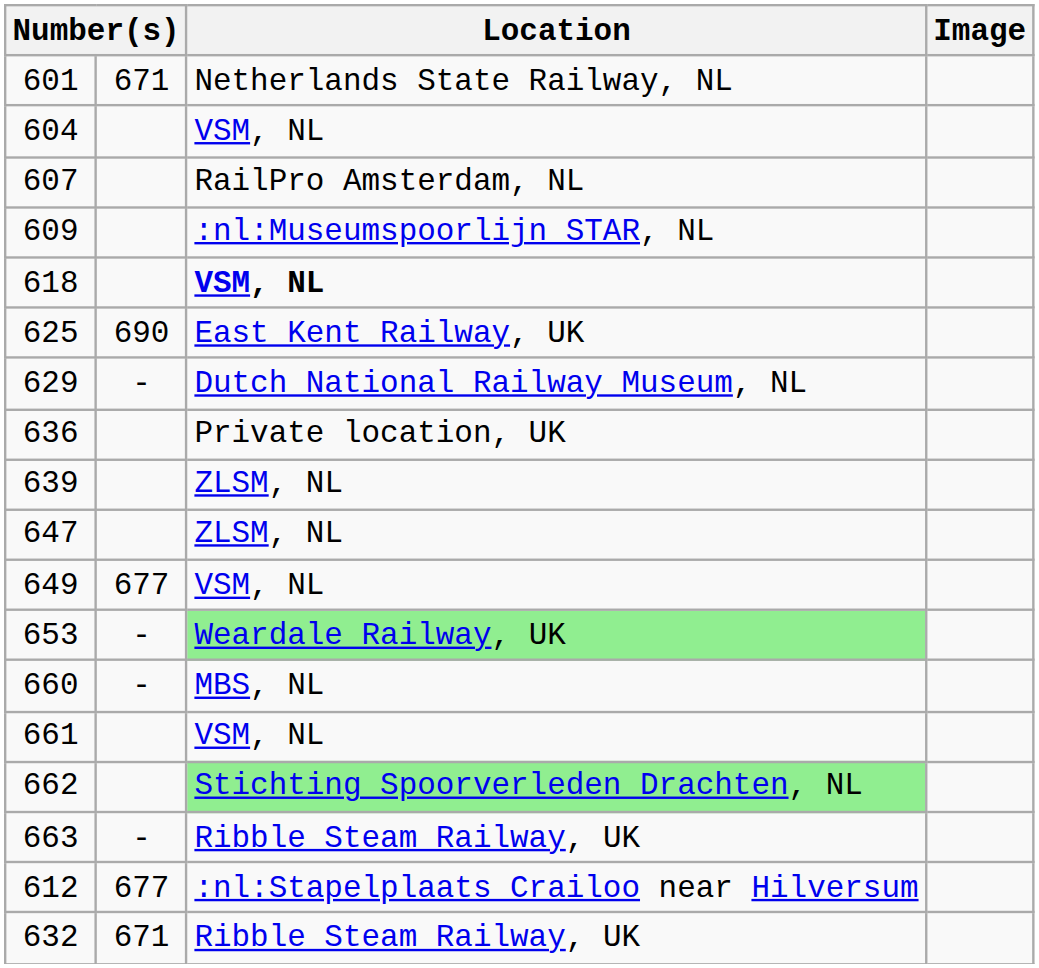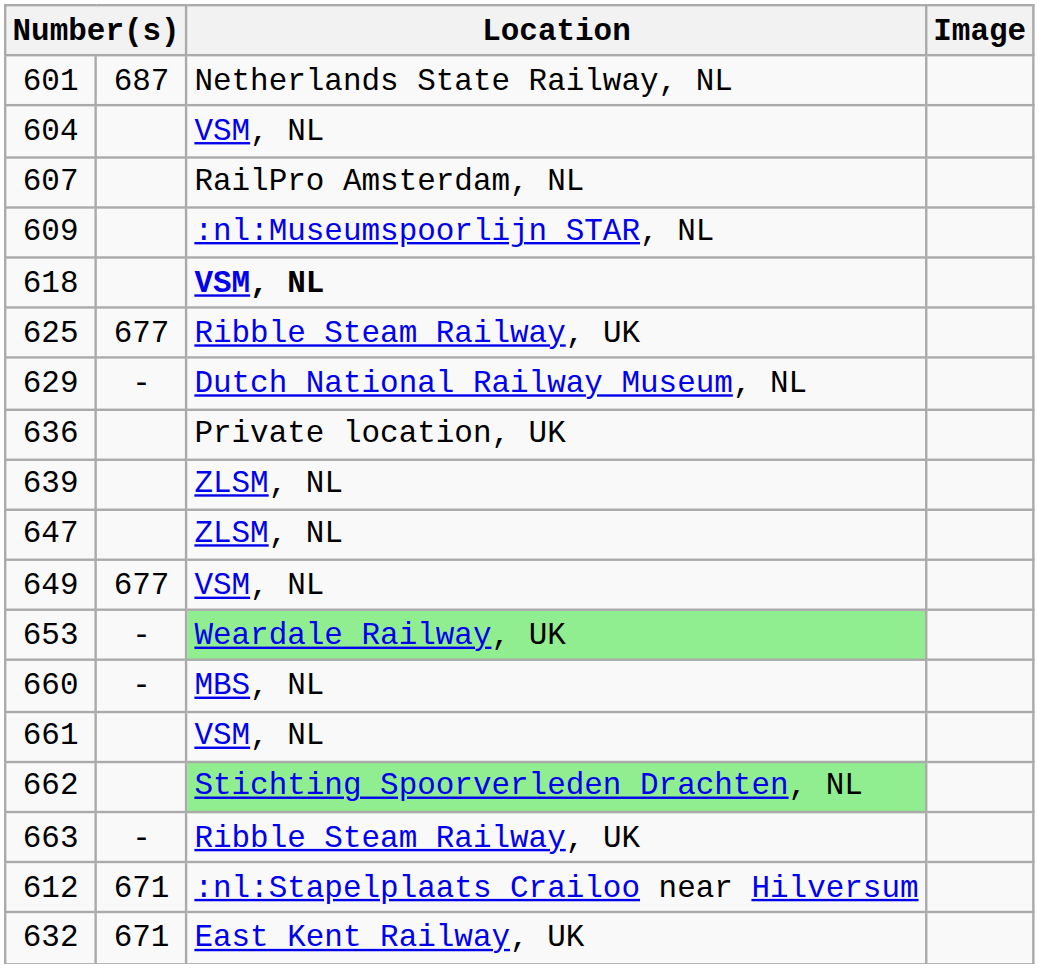(142, 81) 671 -> (142, 81) 687
(142, 333) 690 -> (142, 333) 677
(389, 333) East Kent Railway, UK -> (417, 333) Ribble Steam Railway, UK
(142, 888) 677 -> (142, 888) 671
(417, 938) Ribble Steam Railway, UK -> (389, 938) East Kent Railway, UK
